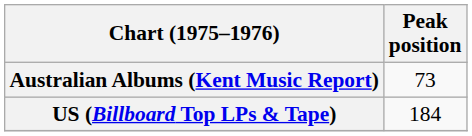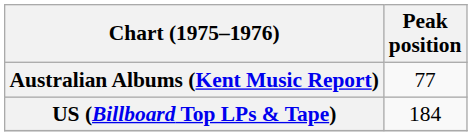(425, 79) 73 -> (425, 79) 77
